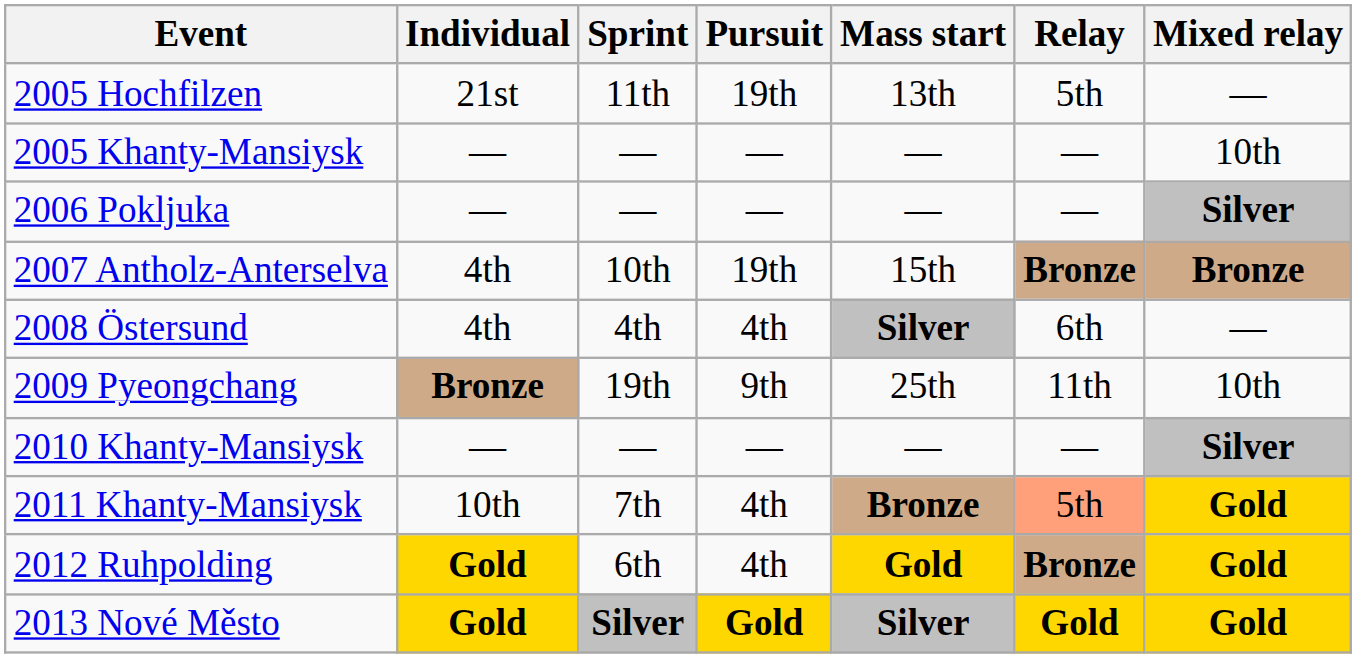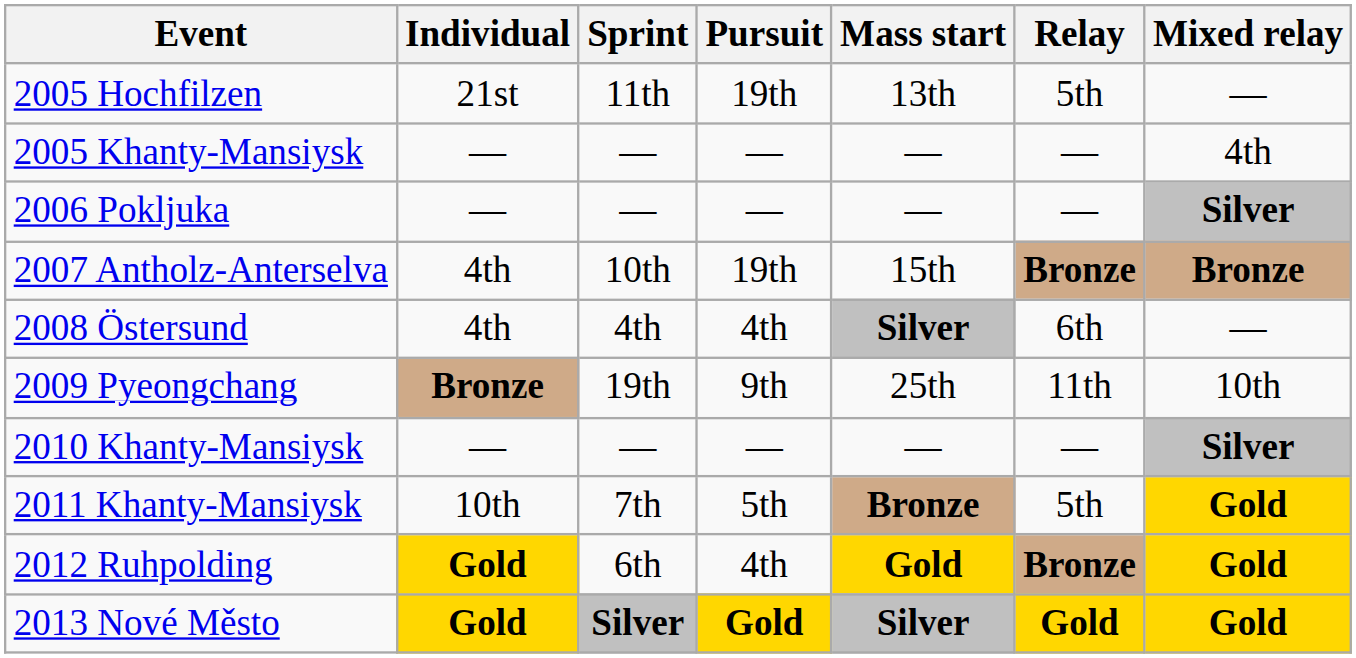(1248, 151) 10th -> (1248, 151) 4th
(764, 504) 4th -> (764, 504) 5th
(1080, 504) lightsalmon background -> (1080, 504) no background
